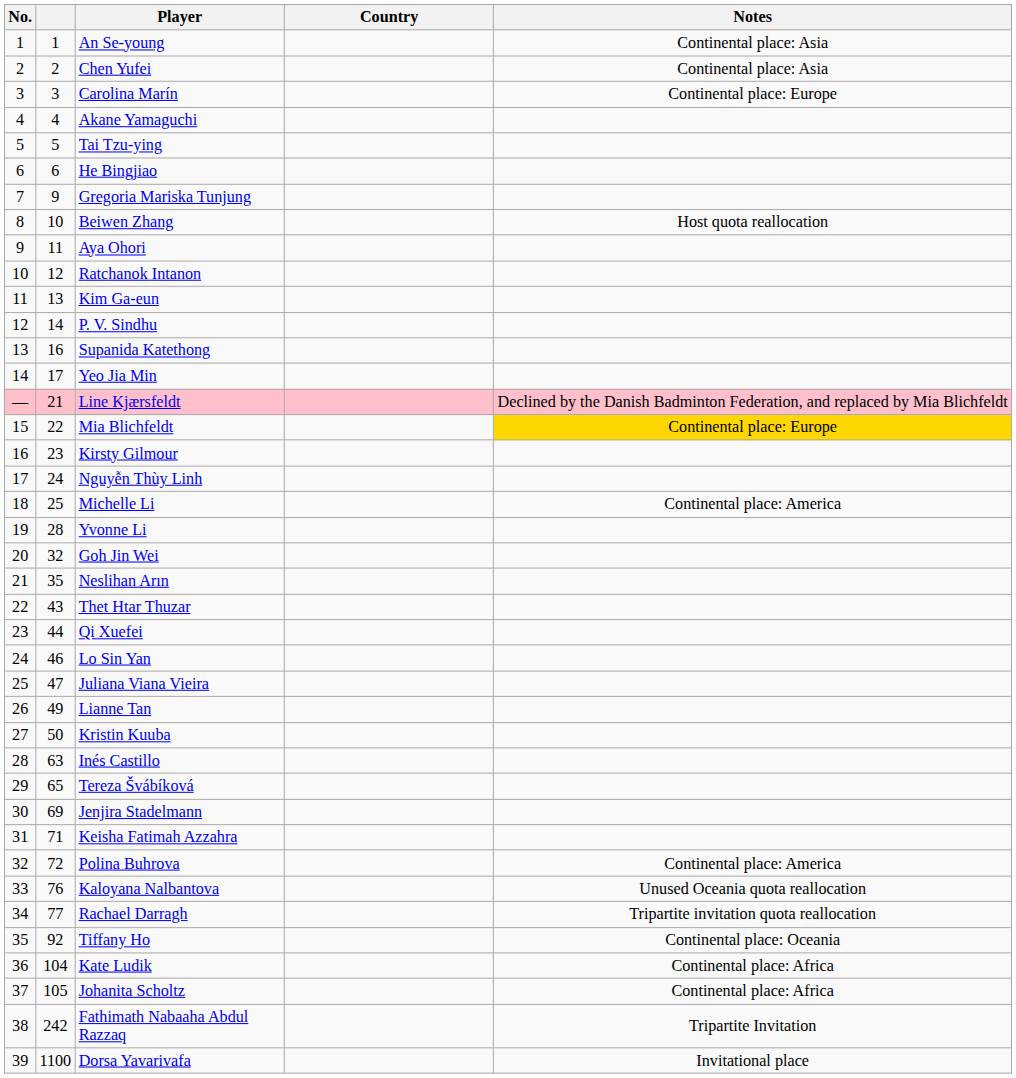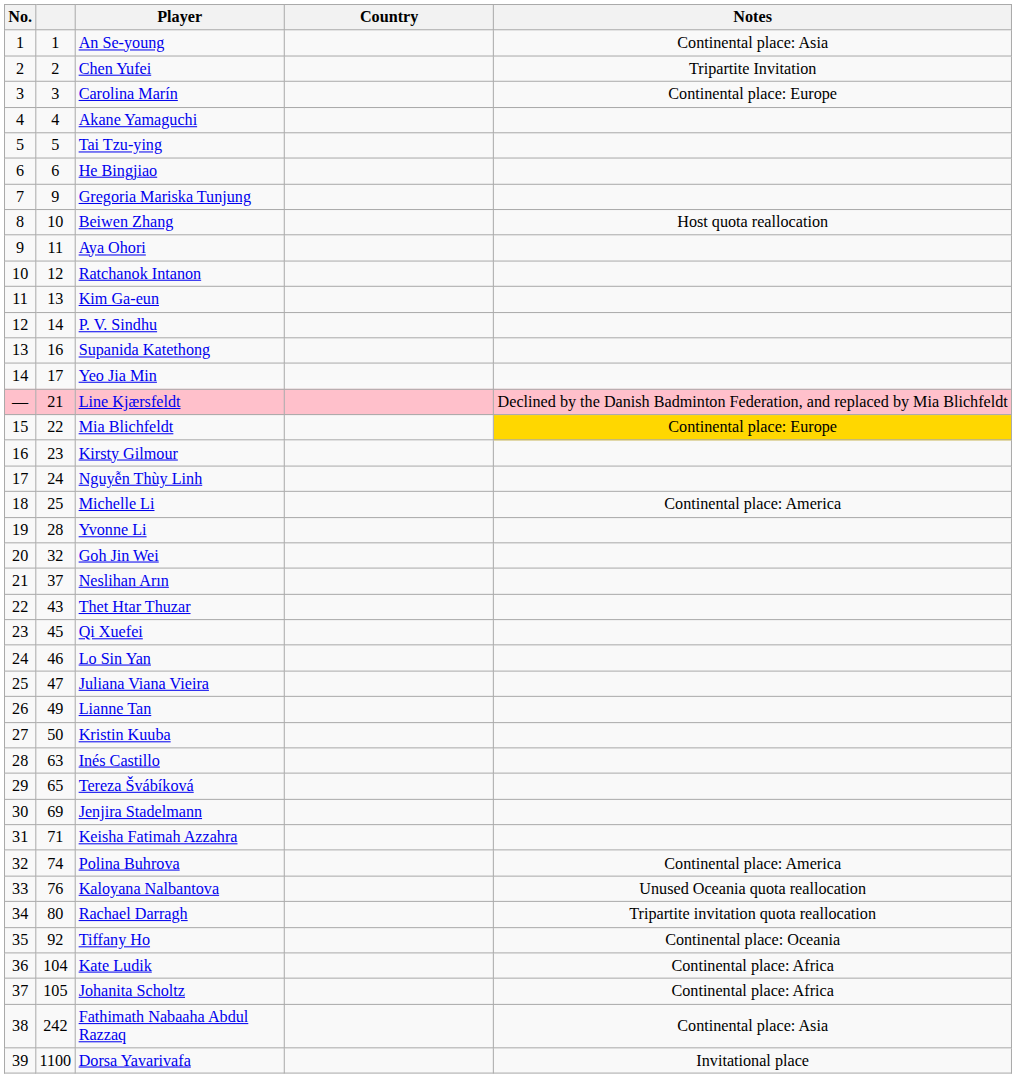(753, 68) Continental place: Asia -> (753, 68) Tripartite Invitation
(55, 581) 35 -> (55, 581) 37
(55, 632) 44 -> (55, 632) 45
(55, 863) 72 -> (55, 863) 74
(55, 914) 77 -> (55, 914) 80
(753, 1025) Tripartite Invitation -> (753, 1025) Continental place: Asia
